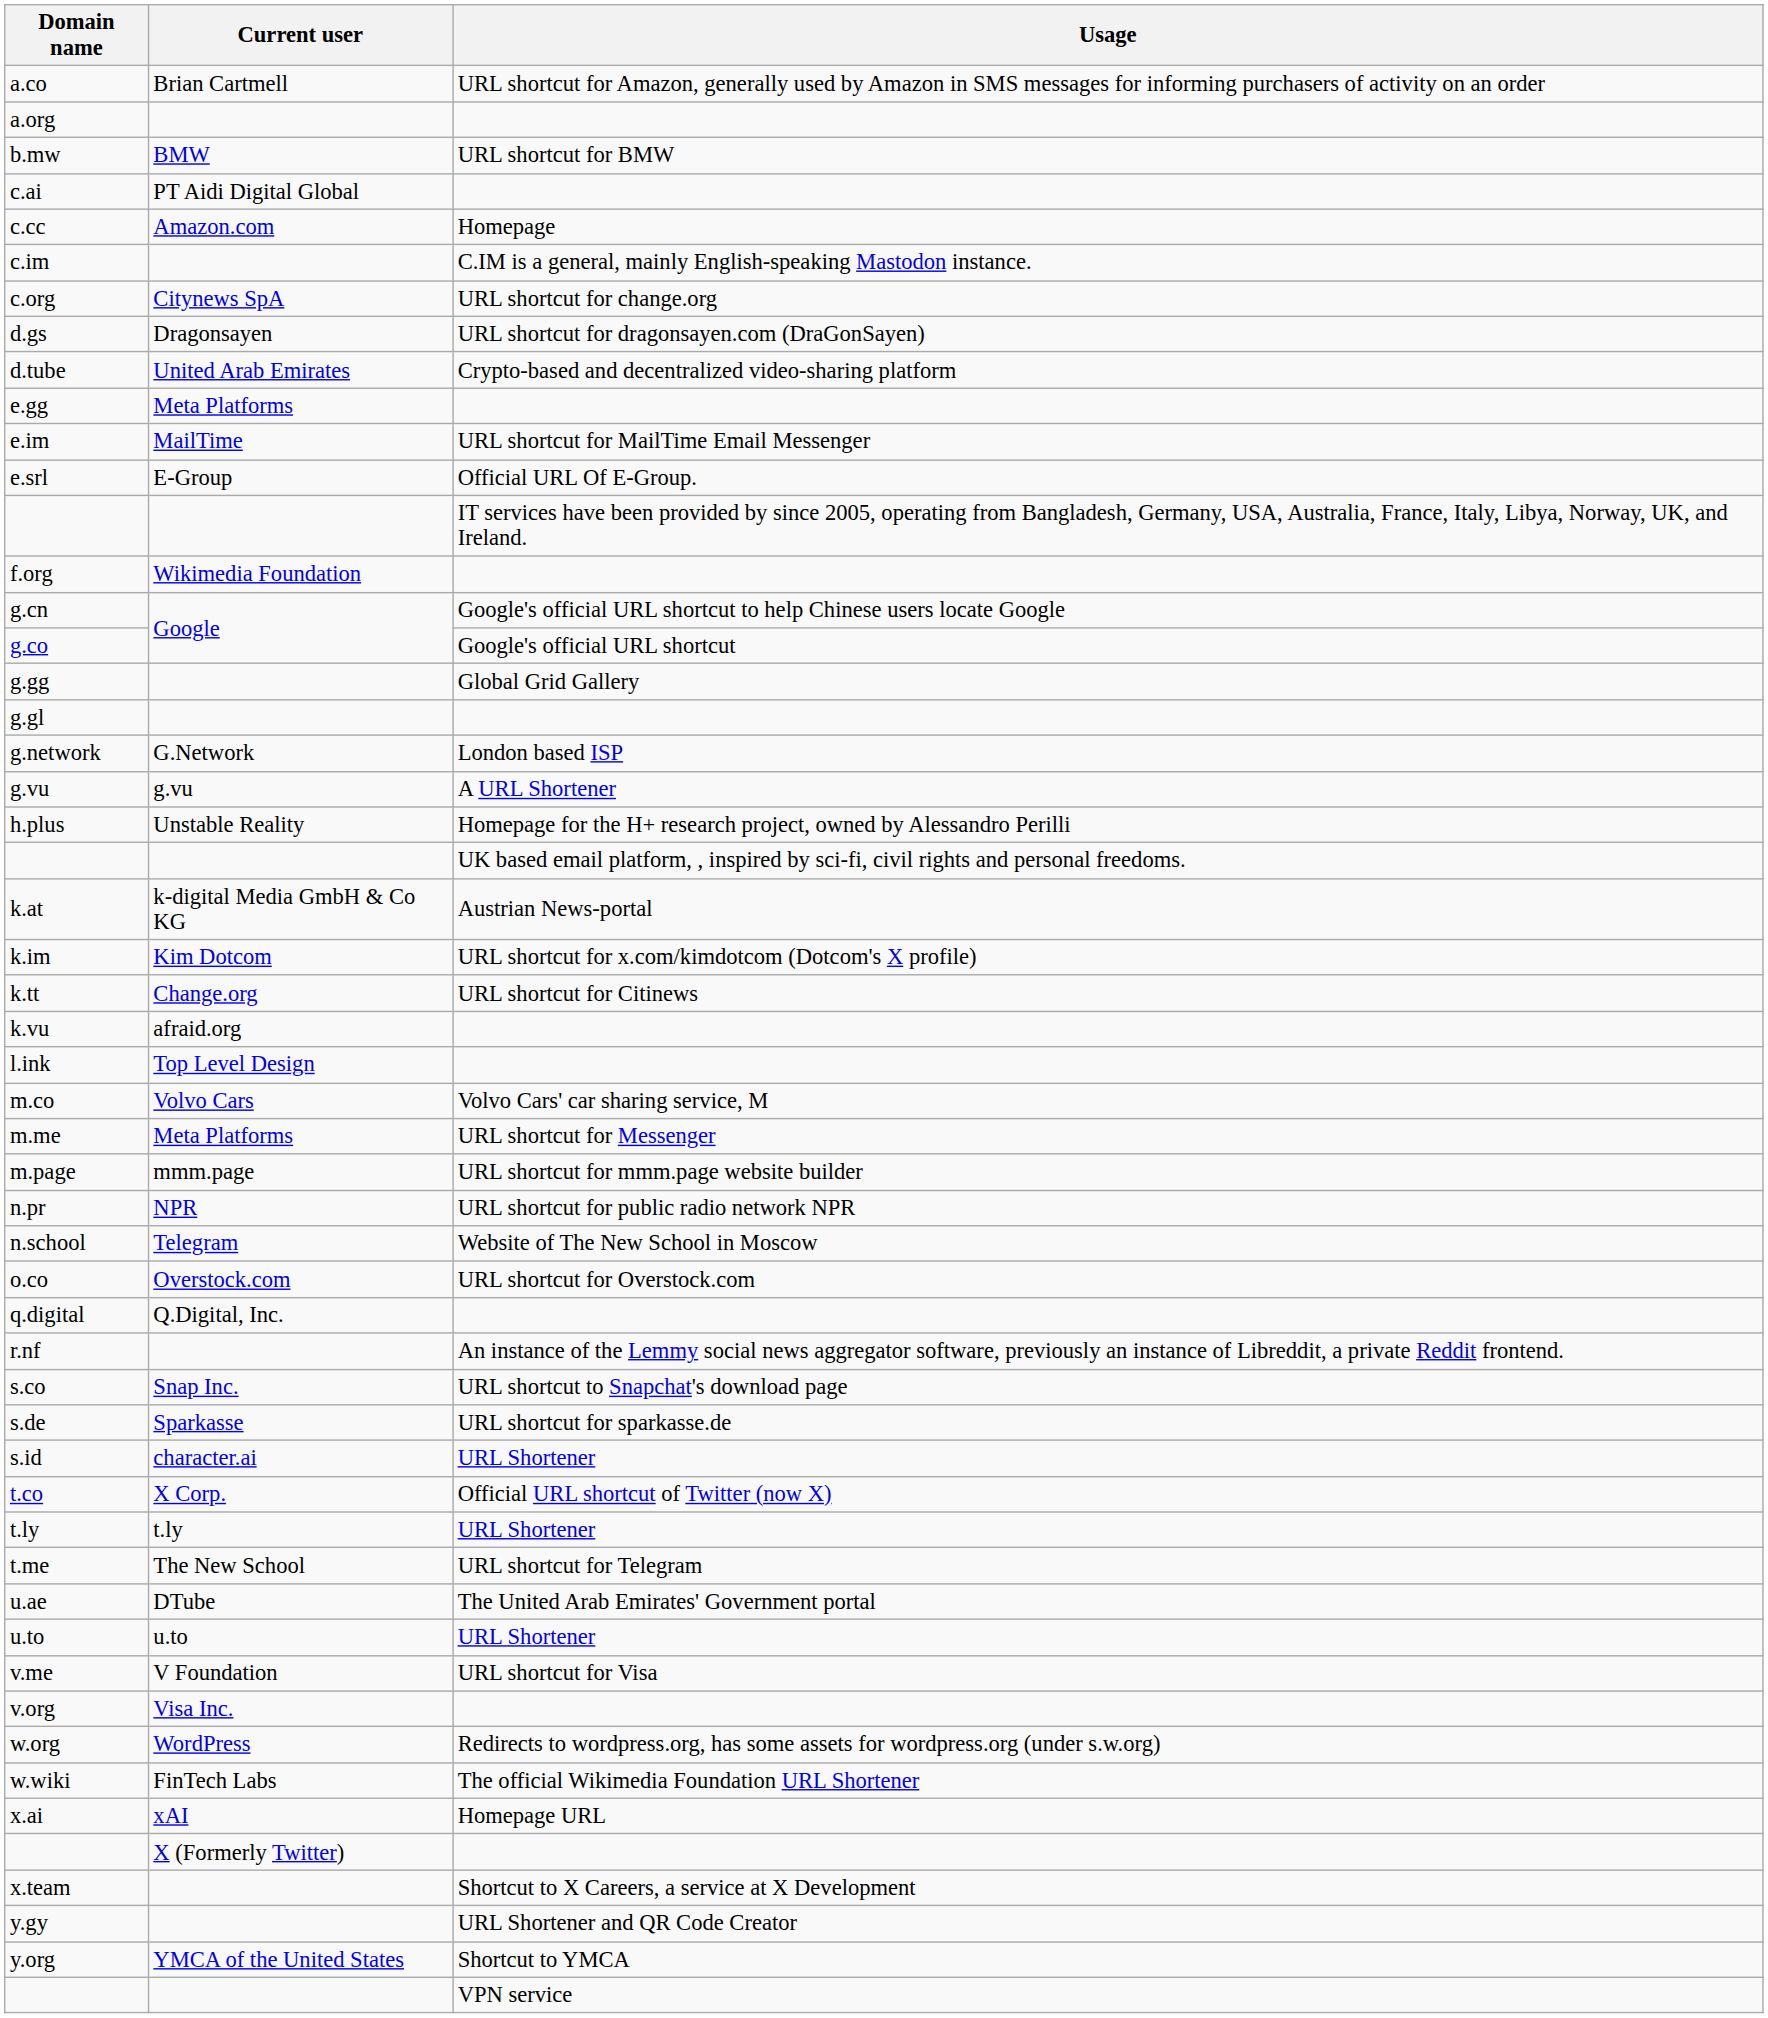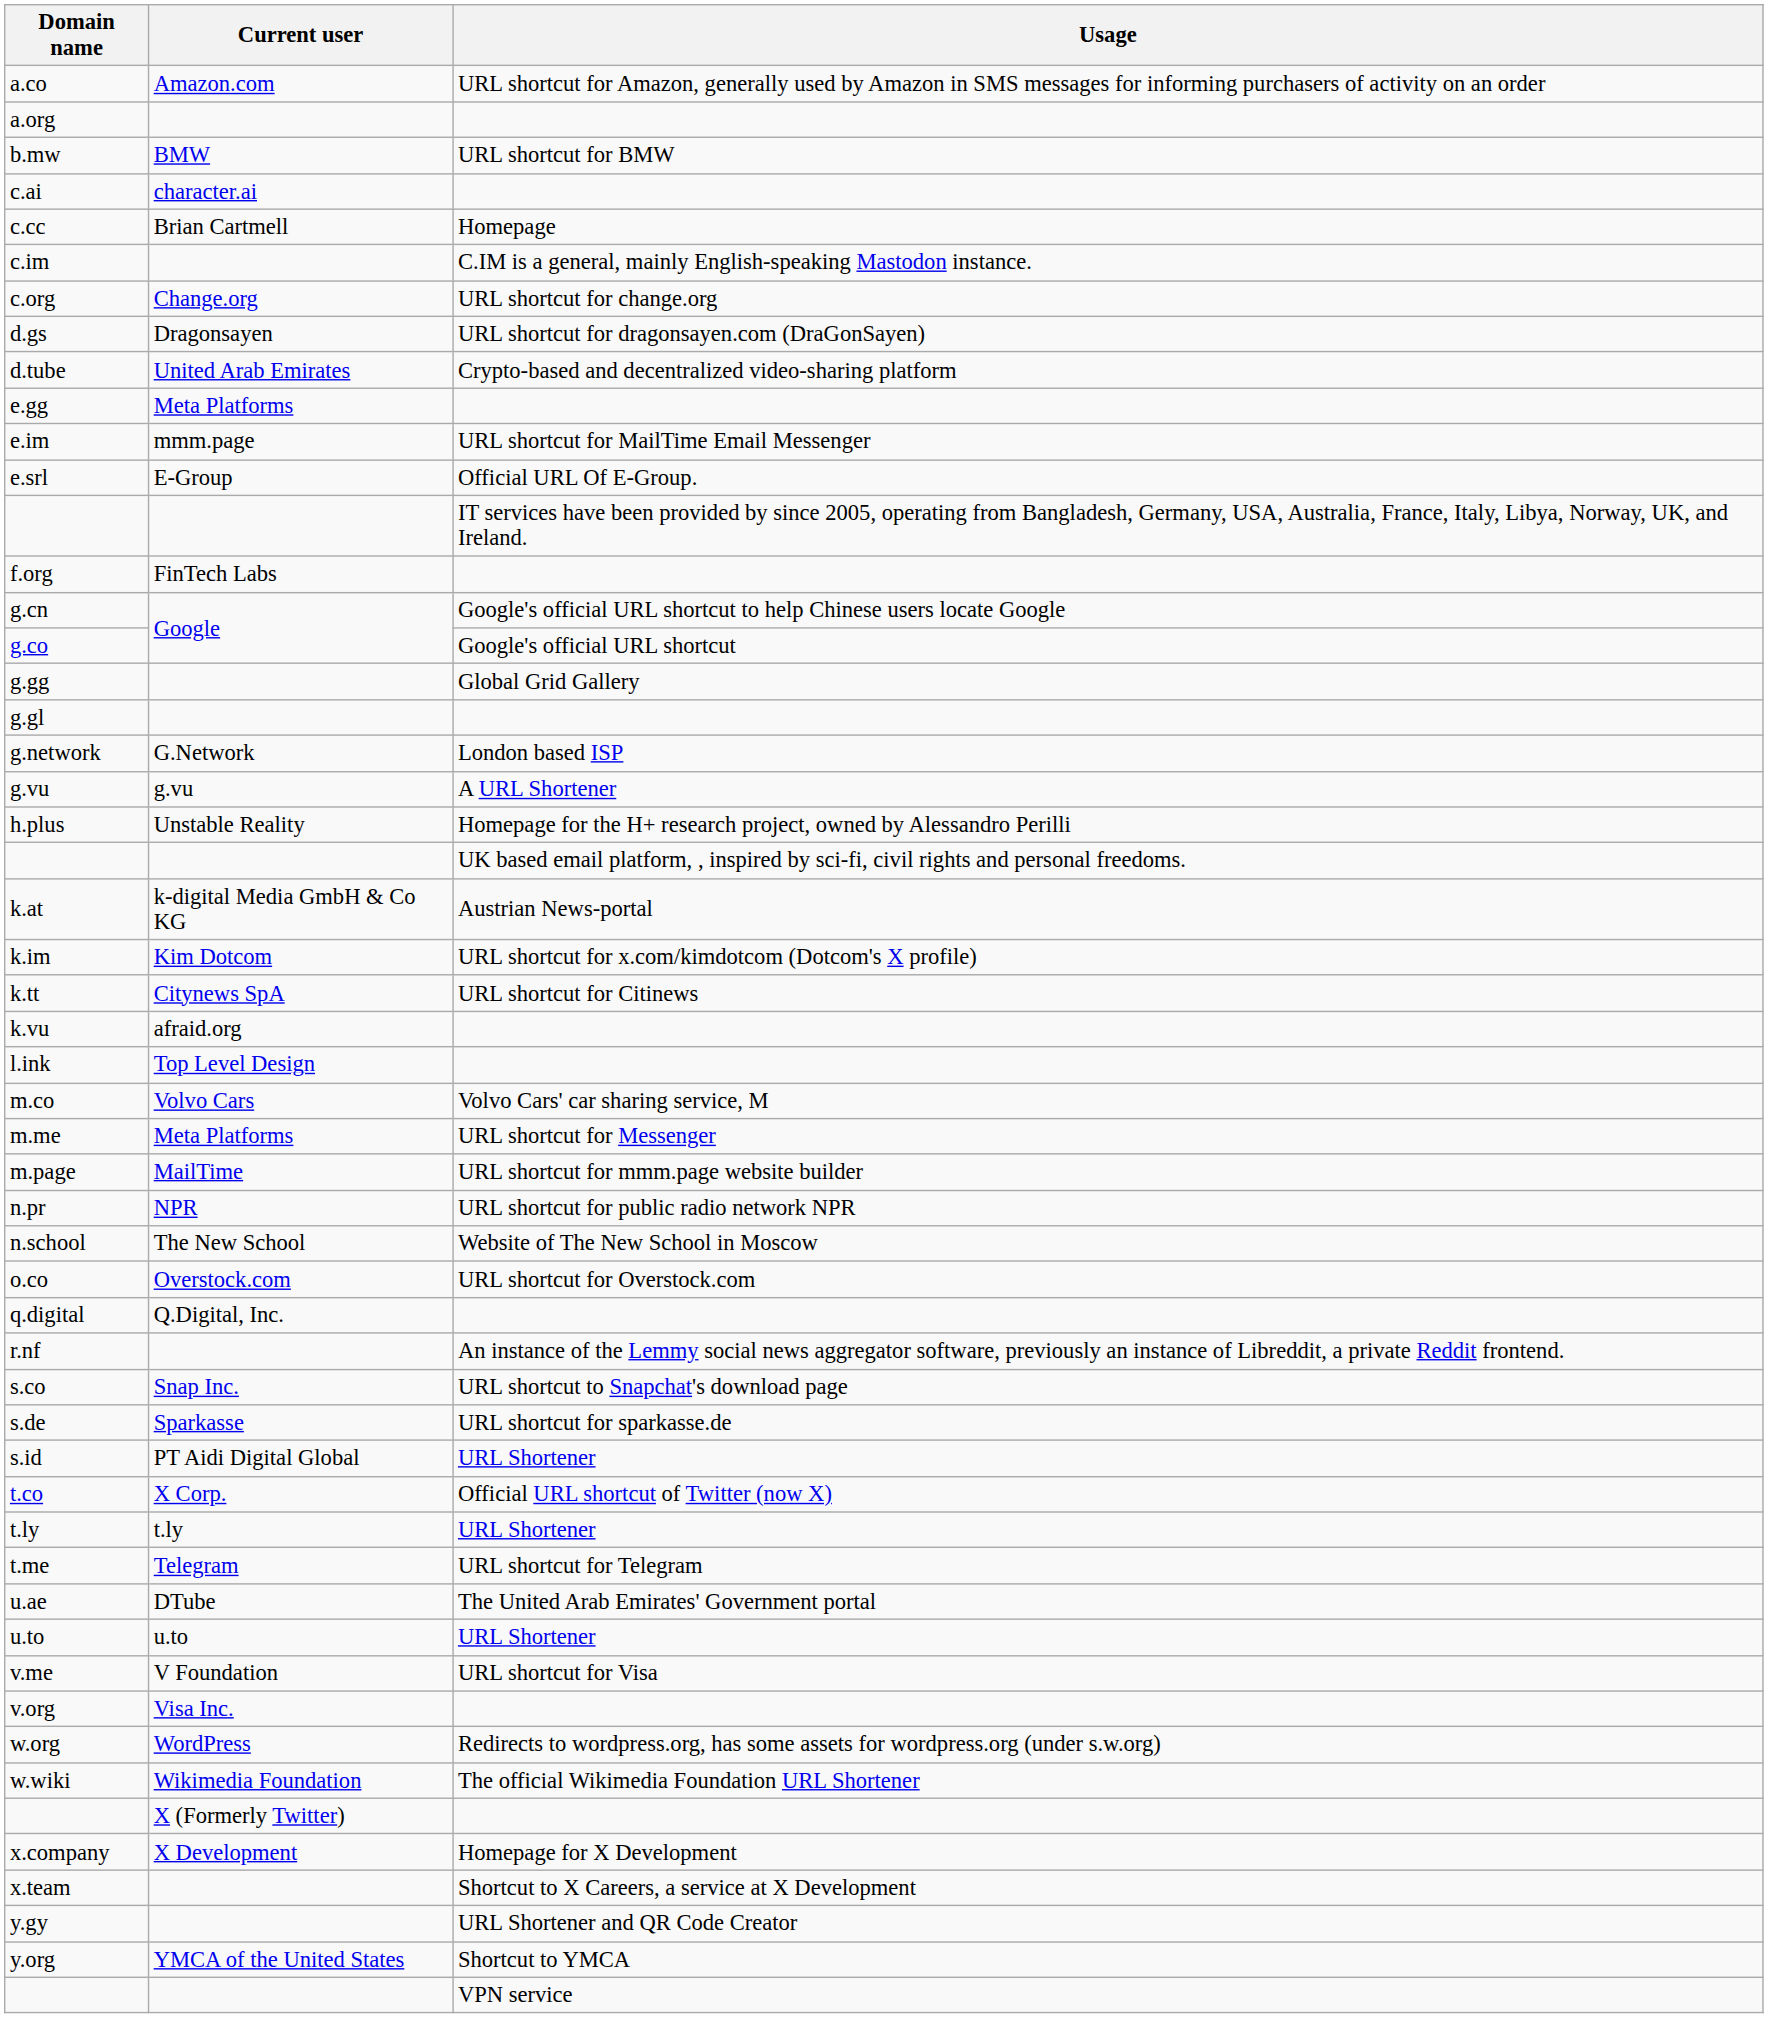(221, 83) Brian Cartmell -> (214, 83) Amazon.com
(256, 190) PT Aidi Digital Global -> (205, 190) character.ai
(214, 226) Amazon.com -> (221, 226) Brian Cartmell
(219, 298) Citynews SpA -> (206, 298) Change.org
(198, 441) MailTime -> (204, 441) mmm.page
(257, 574) Wikimedia Foundation -> (215, 574) FinTech Labs
(205, 992) Change.org -> (219, 992) Citynews SpA
(204, 1171) mmm.page -> (198, 1171) MailTime
(196, 1243) Telegram -> (229, 1243) The New School
(205, 1458) character.ai -> (257, 1458) PT Aidi Digital Global
(229, 1565) The New School -> (196, 1565) Telegram
(215, 1780) FinTech Labs -> (258, 1780) Wikimedia Foundation
- row: (27, 1815)
+ row: (60, 1851)
